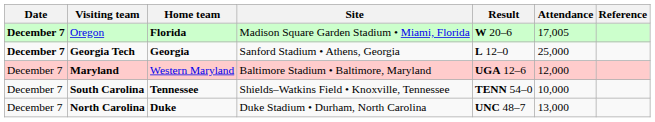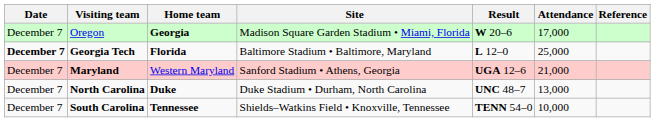(36, 32) bold -> (35, 32) normal
(168, 32) Florida -> (170, 32) Georgia
(553, 32) 17,005 -> (553, 32) 17,000
(170, 51) Georgia -> (168, 51) Florida
(320, 51) Sanford Stadium • Athens, Georgia -> (335, 51) Baltimore Stadium • Baltimore, Maryland
(335, 70) Baltimore Stadium • Baltimore, Maryland -> (320, 70) Sanford Stadium • Athens, Georgia
(553, 70) 12,000 -> (553, 70) 21,000
rows swapped: (107, 108) <-> (107, 89)
